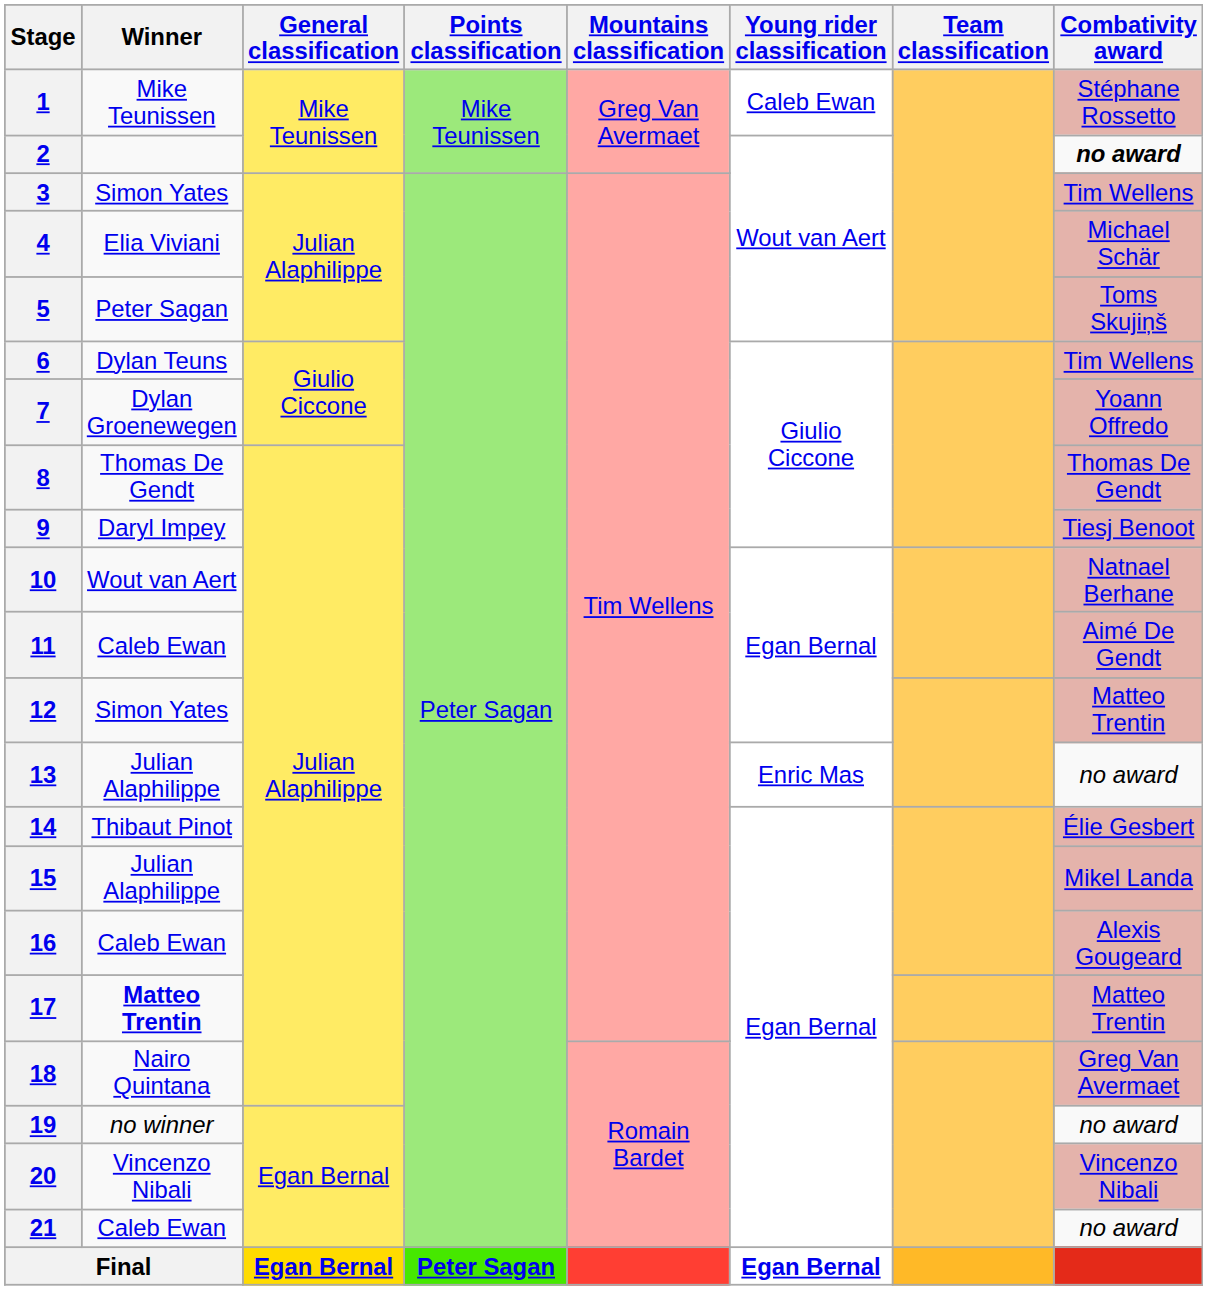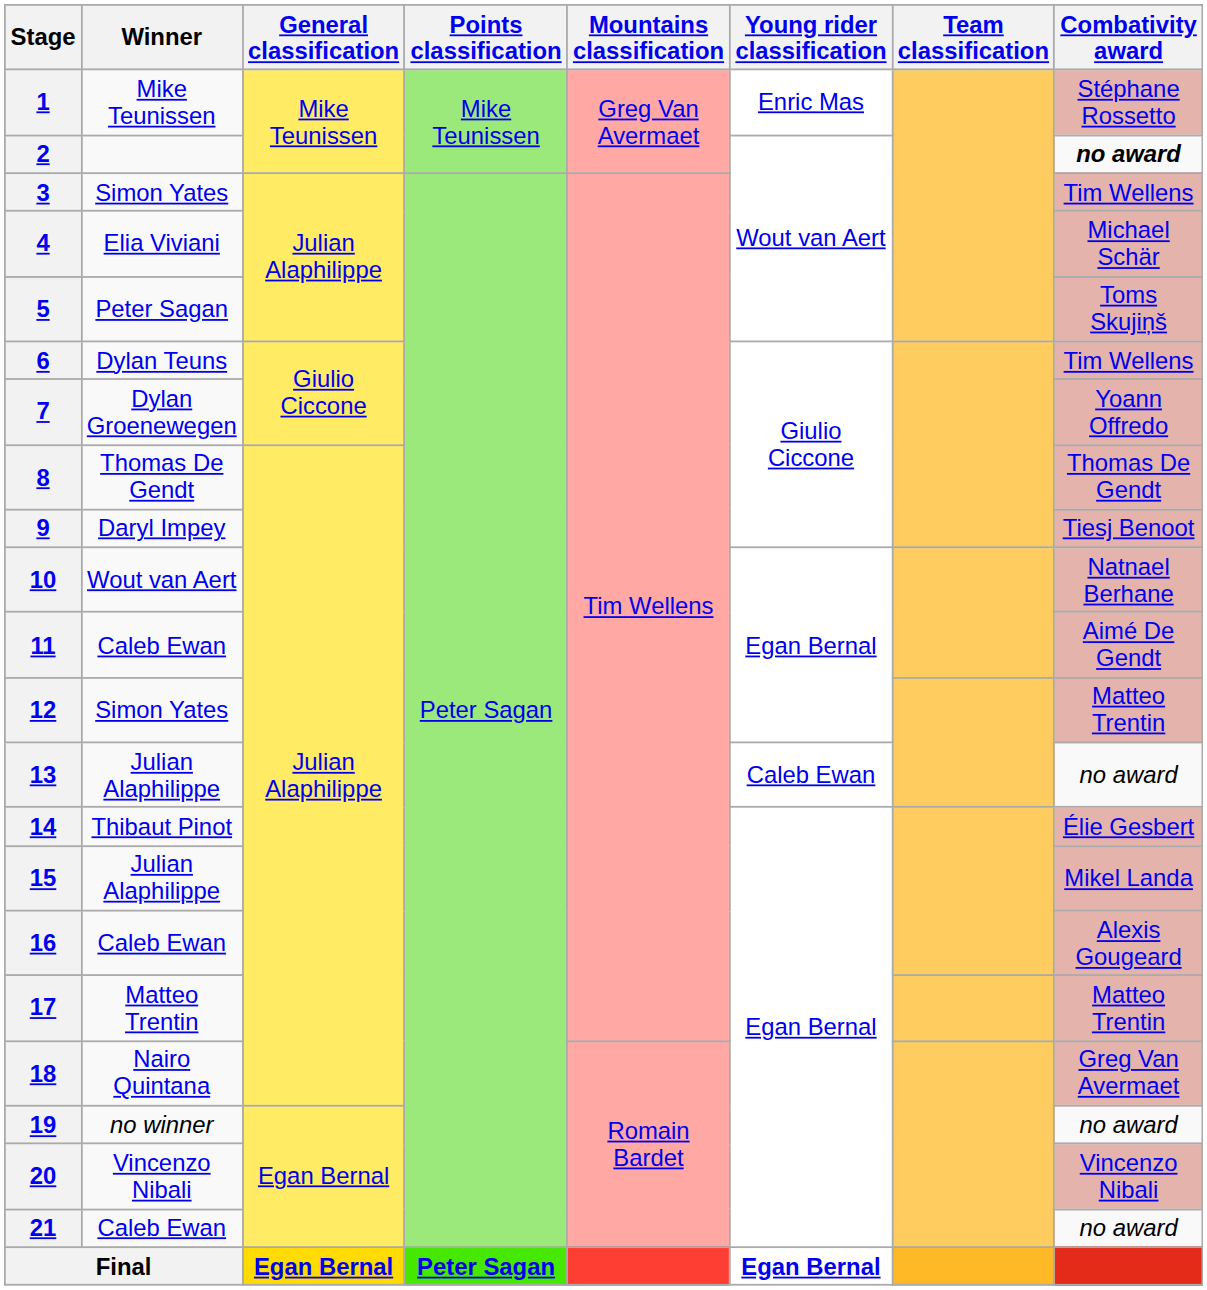(811, 103) Caleb Ewan -> (811, 103) Enric Mas
(811, 775) Enric Mas -> (811, 775) Caleb Ewan
(162, 1008) bold -> (162, 1008) normal
